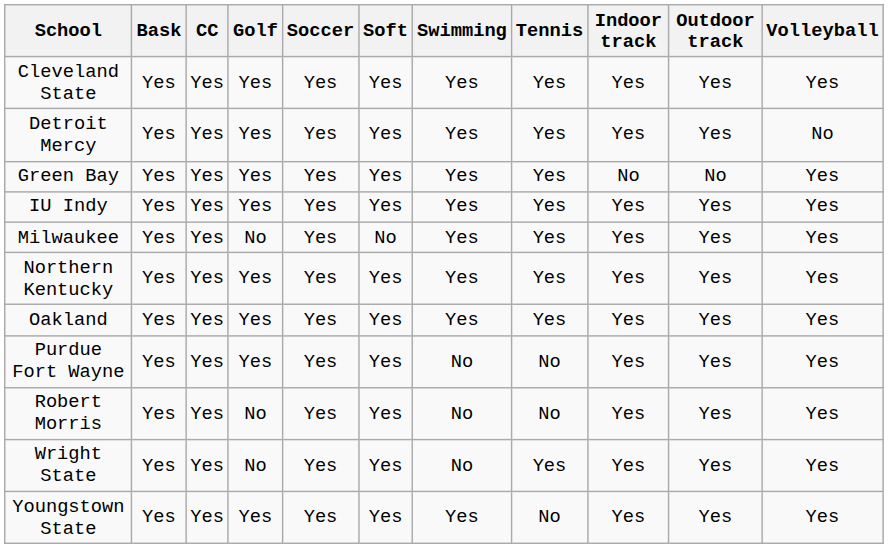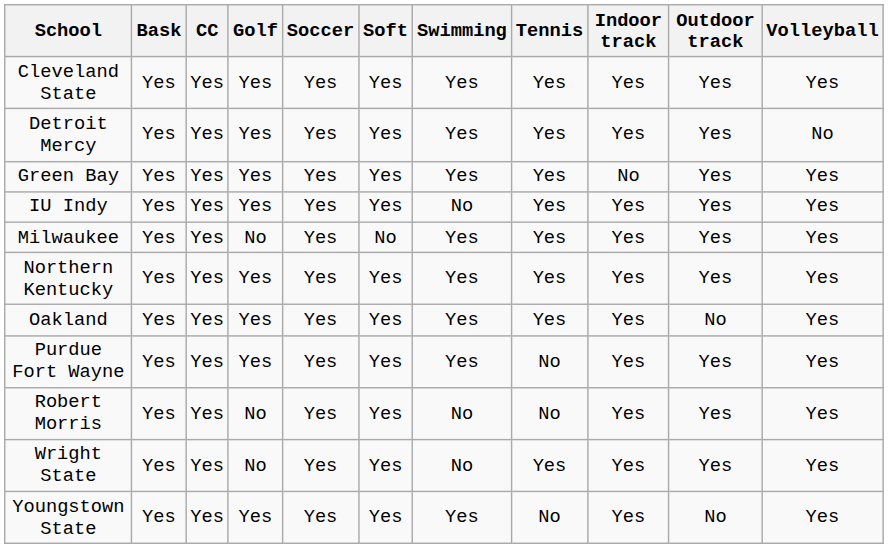(715, 176) No -> (715, 176) Yes
(462, 207) Yes -> (462, 207) No
(715, 320) Yes -> (715, 320) No
(462, 361) No -> (462, 361) Yes
(715, 518) Yes -> (715, 518) No
